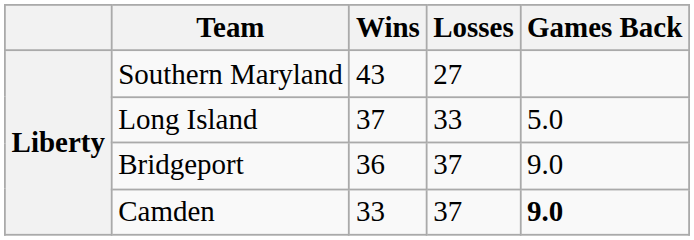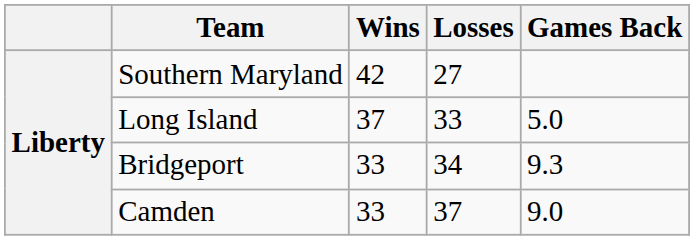(370, 73) 43 -> (370, 73) 42
(370, 165) 36 -> (370, 165) 33
(448, 165) 37 -> (448, 165) 34
(545, 165) 9.0 -> (545, 165) 9.3
(545, 211) bold -> (545, 211) normal
